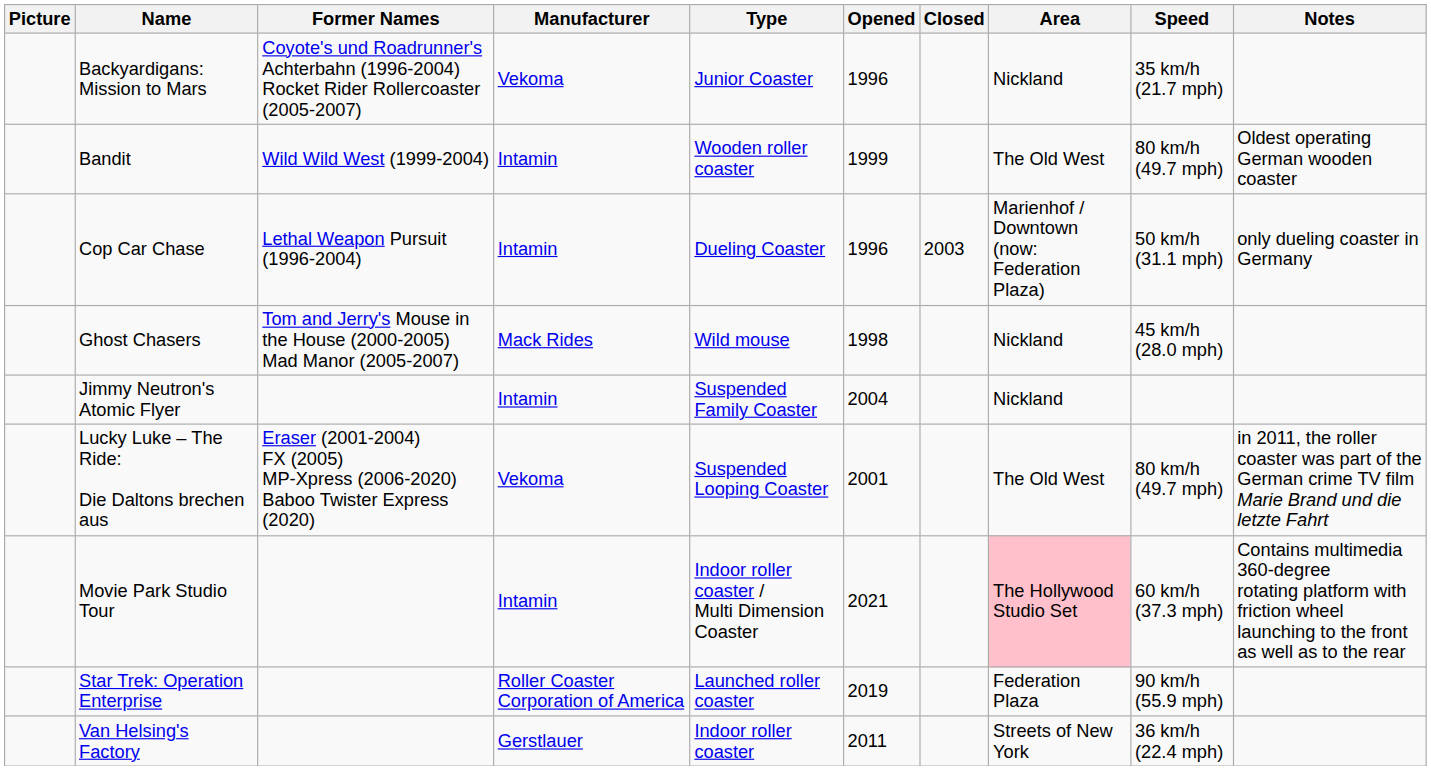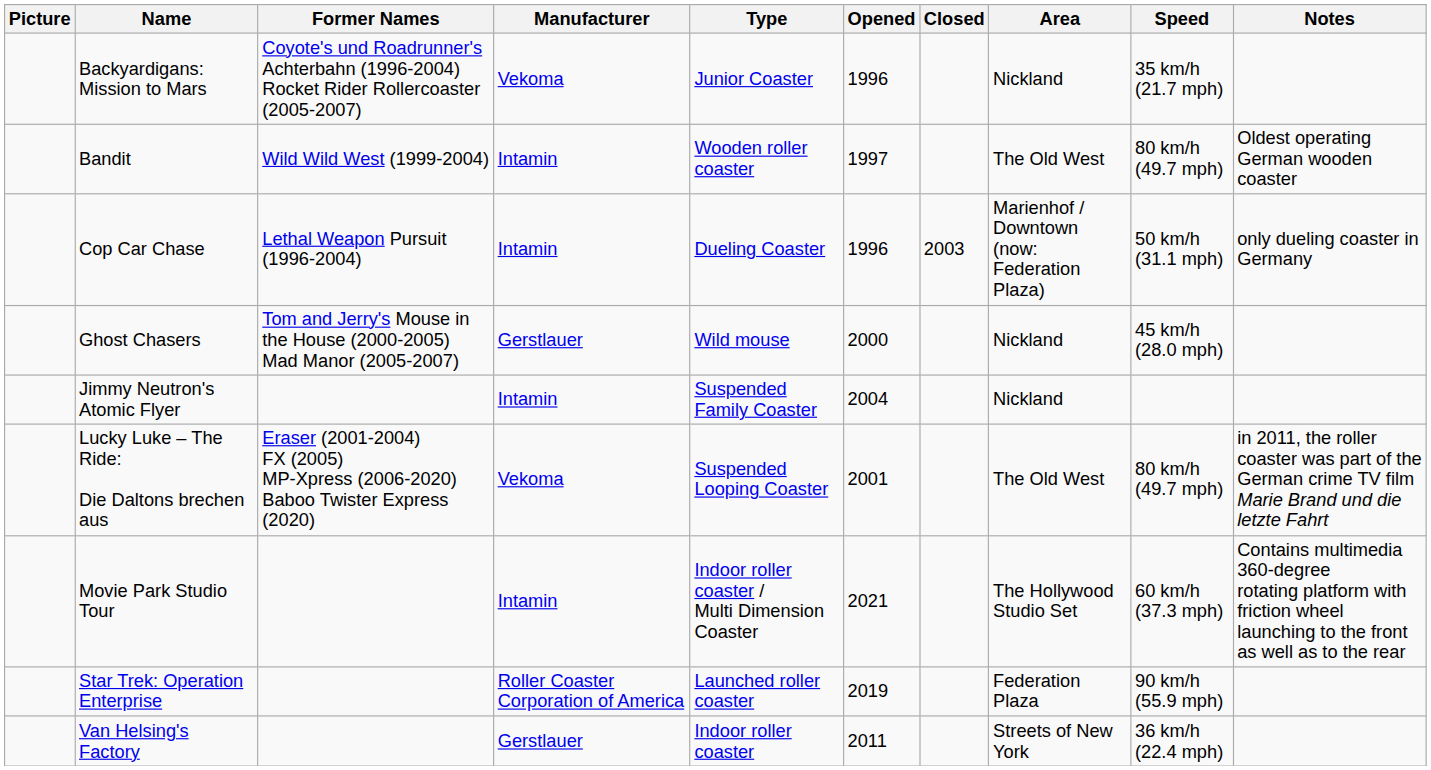(868, 158) 1999 -> (868, 158) 1997
(545, 339) Mack Rides -> (540, 339) Gerstlauer
(868, 339) 1998 -> (868, 339) 2000
(1053, 601) pink background -> (1053, 601) no background
